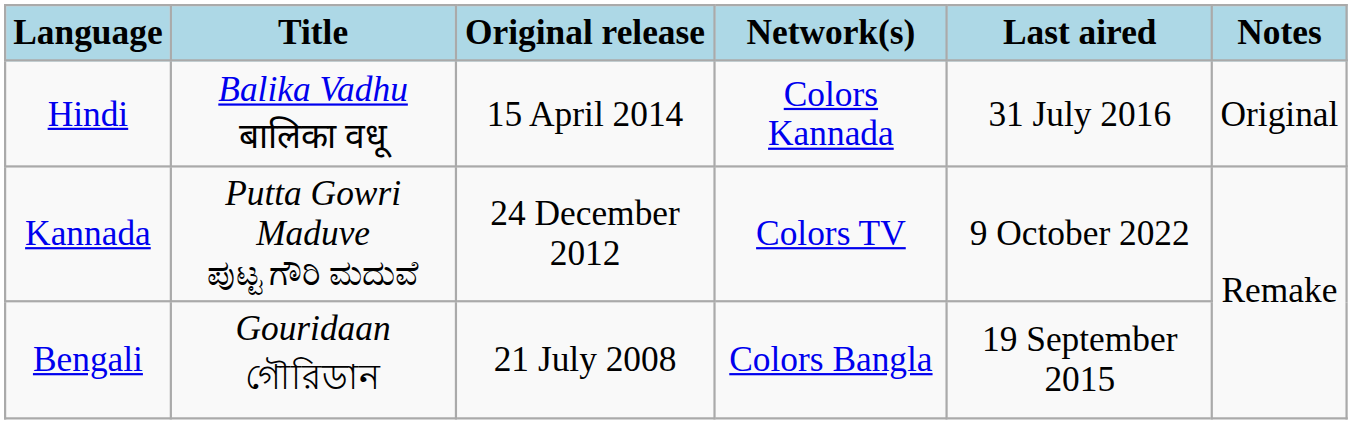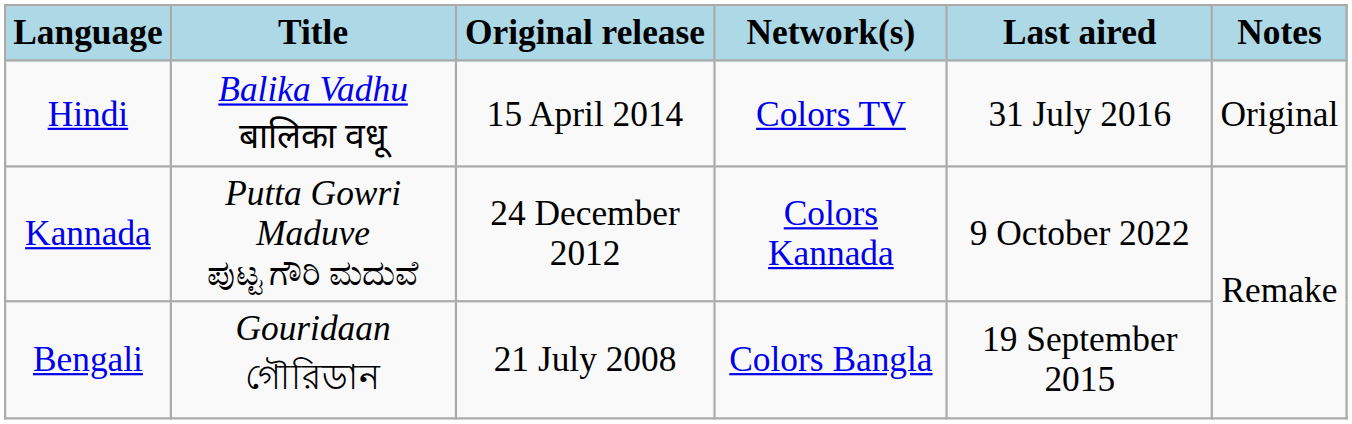(831, 112) Colors Kannada -> (831, 112) Colors TV
(831, 233) Colors TV -> (831, 233) Colors Kannada
